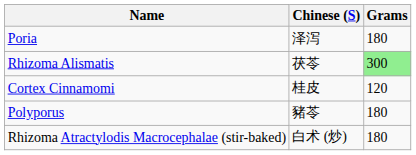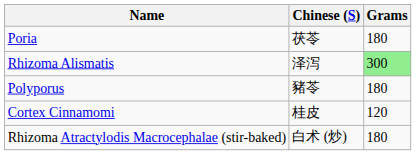(306, 38) 泽泻 -> (306, 38) 茯苓
(306, 63) 茯苓 -> (306, 63) 泽泻
rows swapped: (36, 112) <-> (61, 88)
